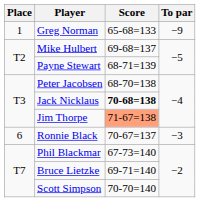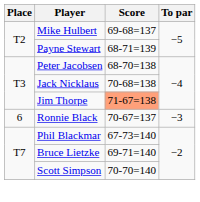- row: (68, 30)
(132, 100) bold -> (132, 83) normal
